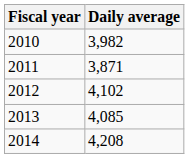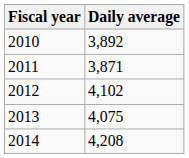(106, 41) 3,982 -> (106, 41) 3,892
(106, 116) 4,085 -> (106, 116) 4,075
